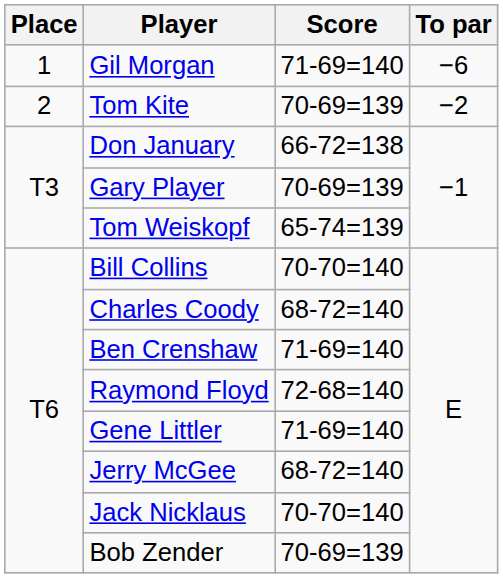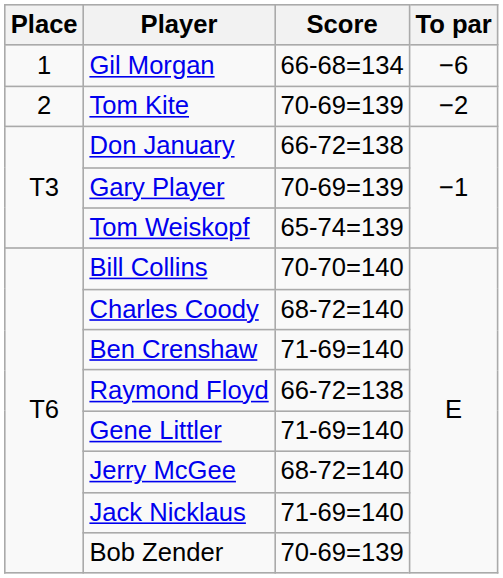(342, 65) 71-69=140 -> (342, 65) 66-68=134
(342, 390) 72-68=140 -> (342, 390) 66-72=138
(342, 512) 70-70=140 -> (342, 512) 71-69=140
